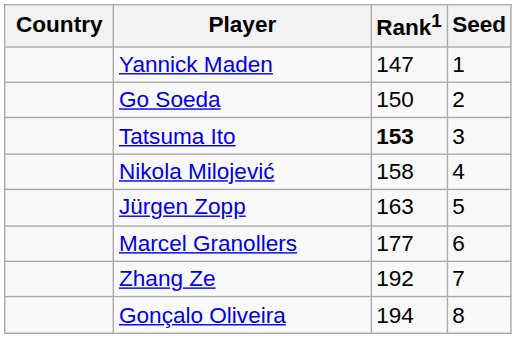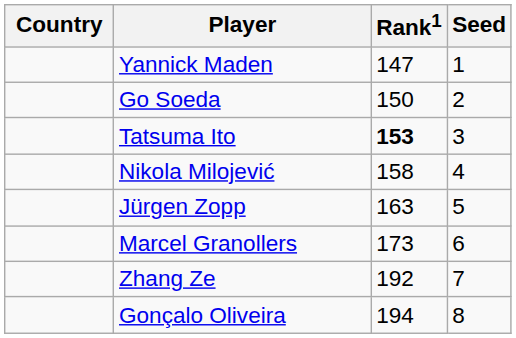(395, 243) 177 -> (395, 243) 173
